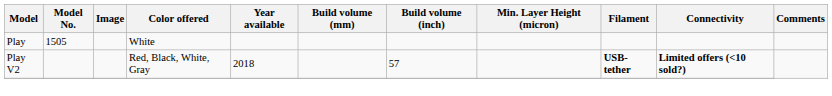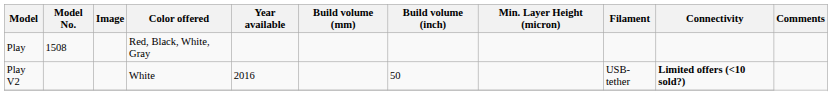(56, 41) 1505 -> (56, 47) 1508
(142, 41) White -> (169, 47) Red, Black, White, Gray
(169, 64) Red, Black, White, Gray -> (142, 76) White
(244, 64) 2018 -> (244, 76) 2016
(394, 64) 57 -> (395, 76) 50
(617, 64) bold -> (618, 76) normal
